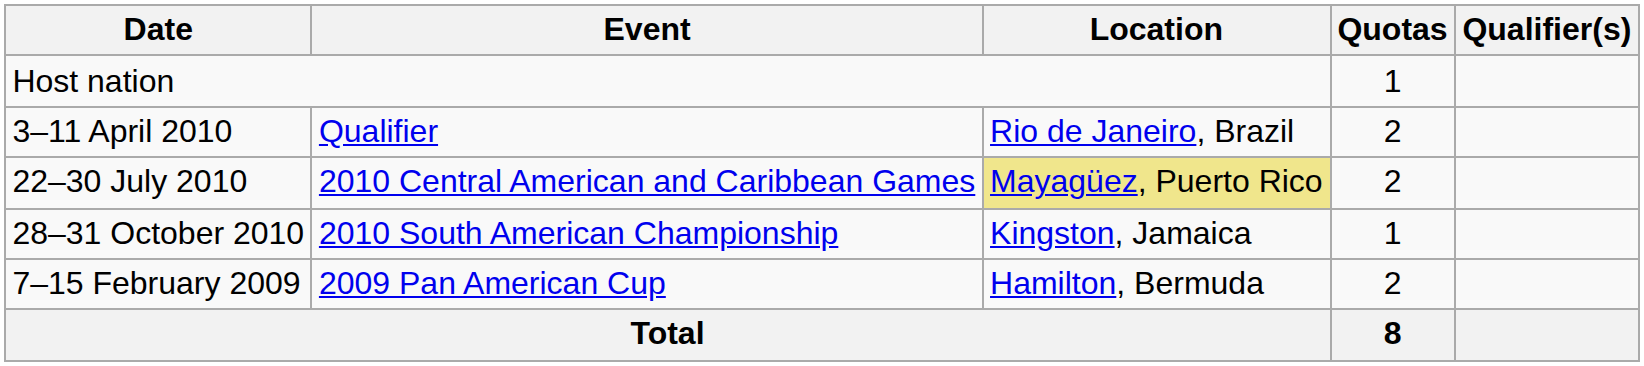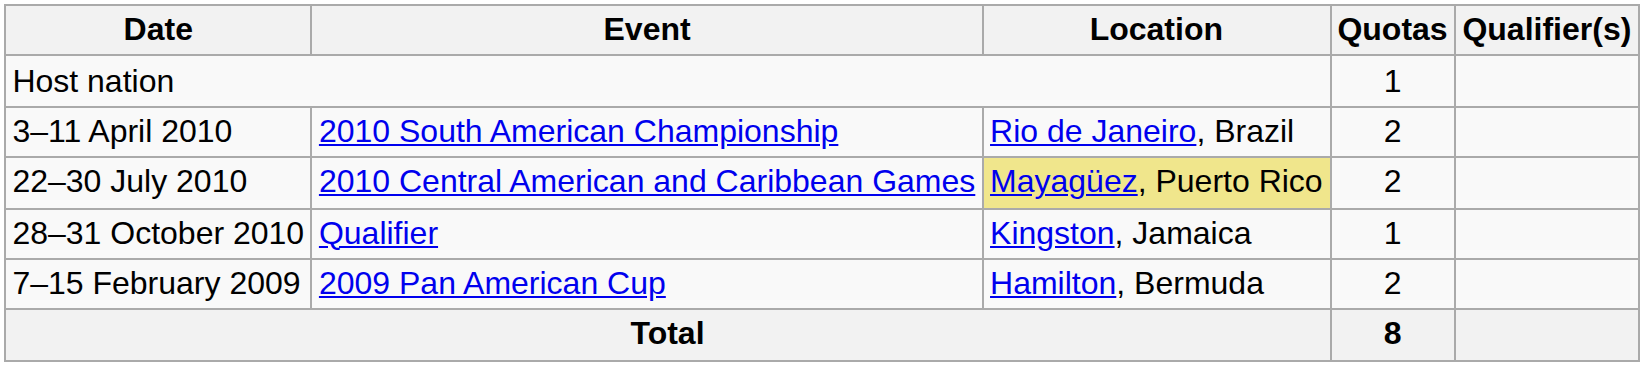(378, 131) Qualifier -> (579, 131) 2010 South American Championship
(579, 232) 2010 South American Championship -> (378, 232) Qualifier
